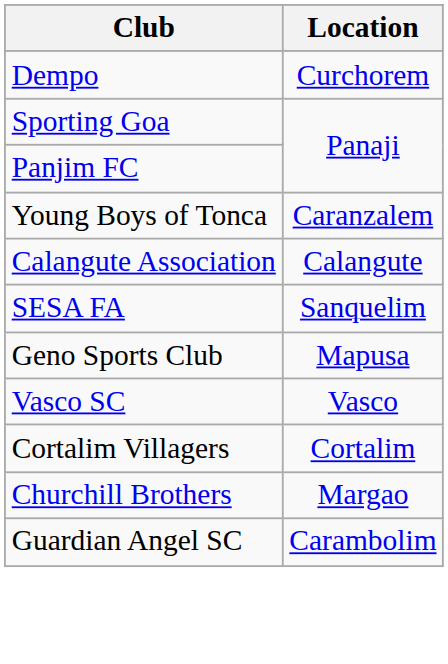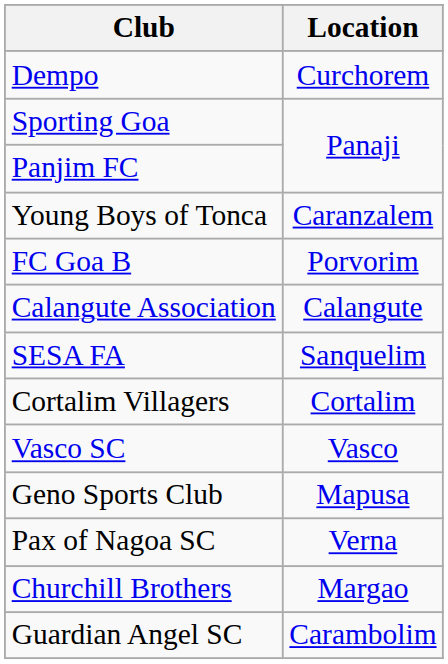+ row: (71, 261)
rows swapped: (117, 354) <-> (121, 448)
+ row: (114, 541)
